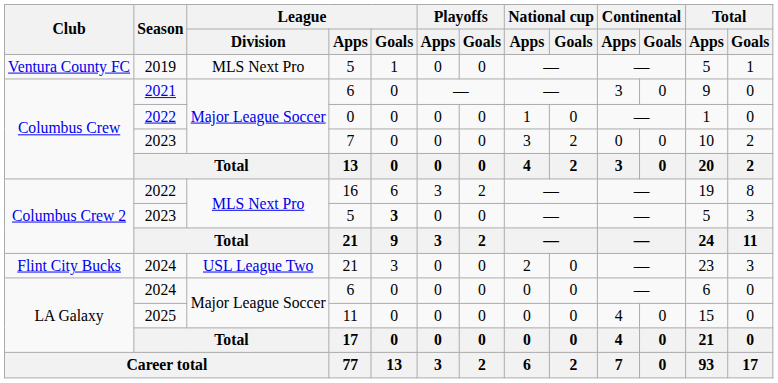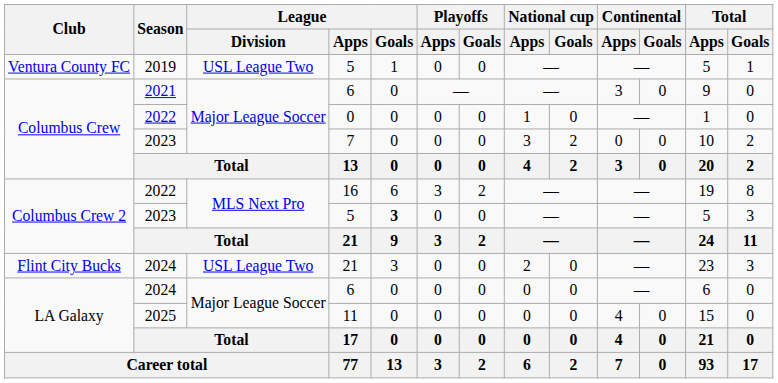(258, 66) MLS Next Pro -> (258, 66) USL League Two
